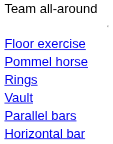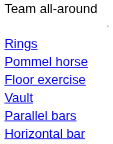rows swapped: (45, 44) <-> (21, 80)
